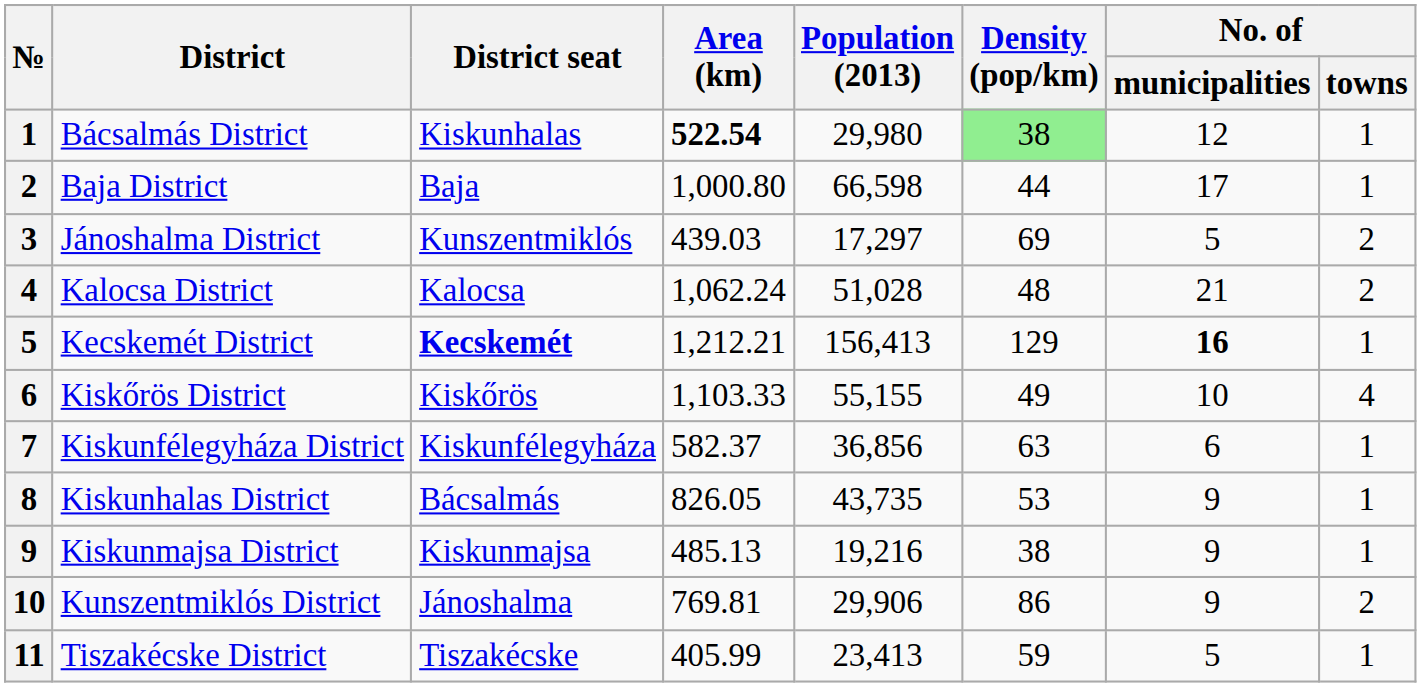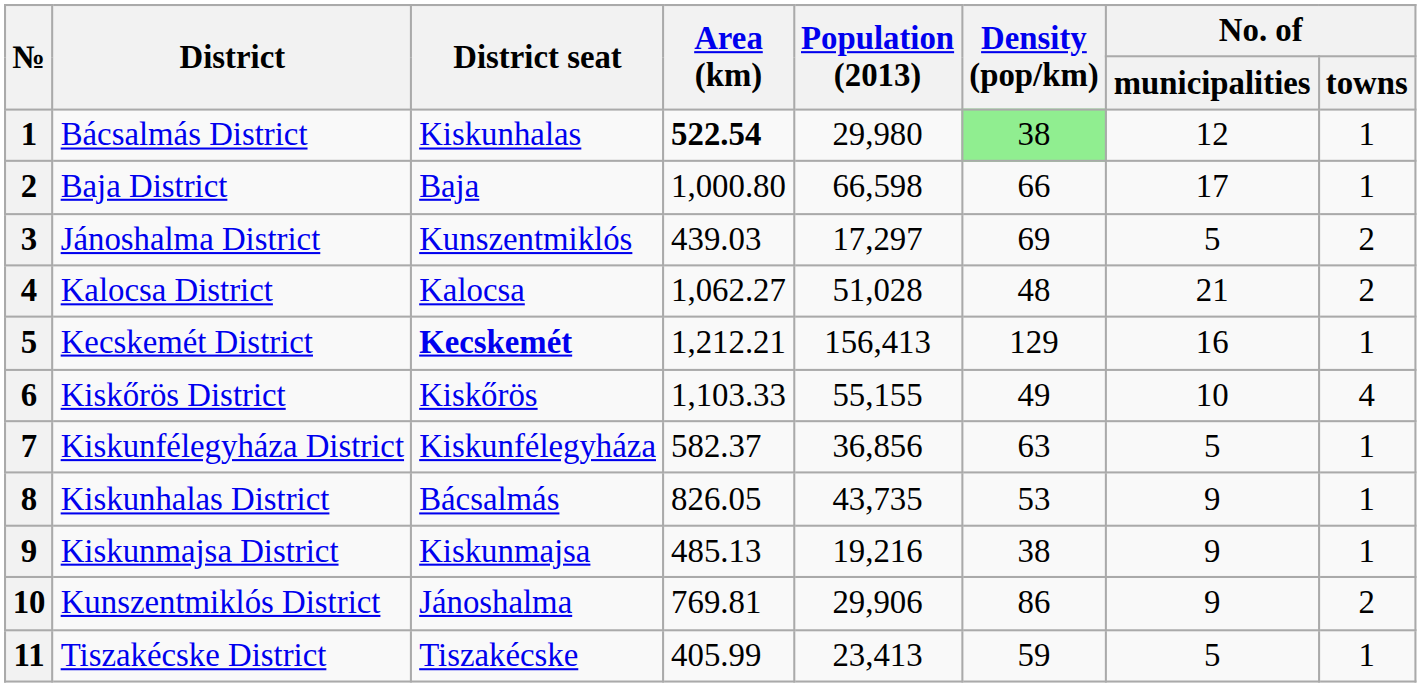(1034, 186) 44 -> (1034, 186) 66
(728, 290) 1,062.24 -> (728, 290) 1,062.27
(1212, 342) bold -> (1212, 342) normal
(1212, 446) 6 -> (1212, 446) 5
